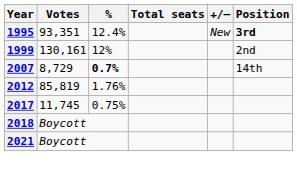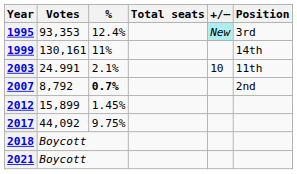(60, 32) 93,351 -> (60, 32) 93,353
(220, 32) no background -> (220, 32) paleturquoise background
(246, 32) bold -> (246, 32) normal
(102, 50) 12% -> (102, 50) 11%
(246, 50) 2nd -> (249, 50) 14th
+ row: (21, 68)
(56, 68) 8,729 -> (56, 86) 8,792
(249, 68) 14th -> (246, 86) 2nd
(60, 86) 85,819 -> (60, 105) 15,899
(109, 86) 1.76% -> (109, 105) 1.45%
(60, 105) 11,745 -> (60, 123) 44,092
(109, 105) 0.75% -> (109, 123) 9.75%
